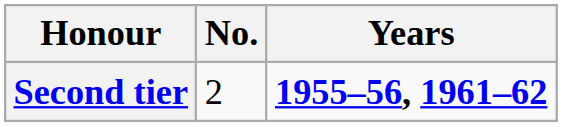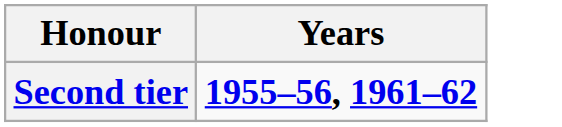- column: (231, 33)
